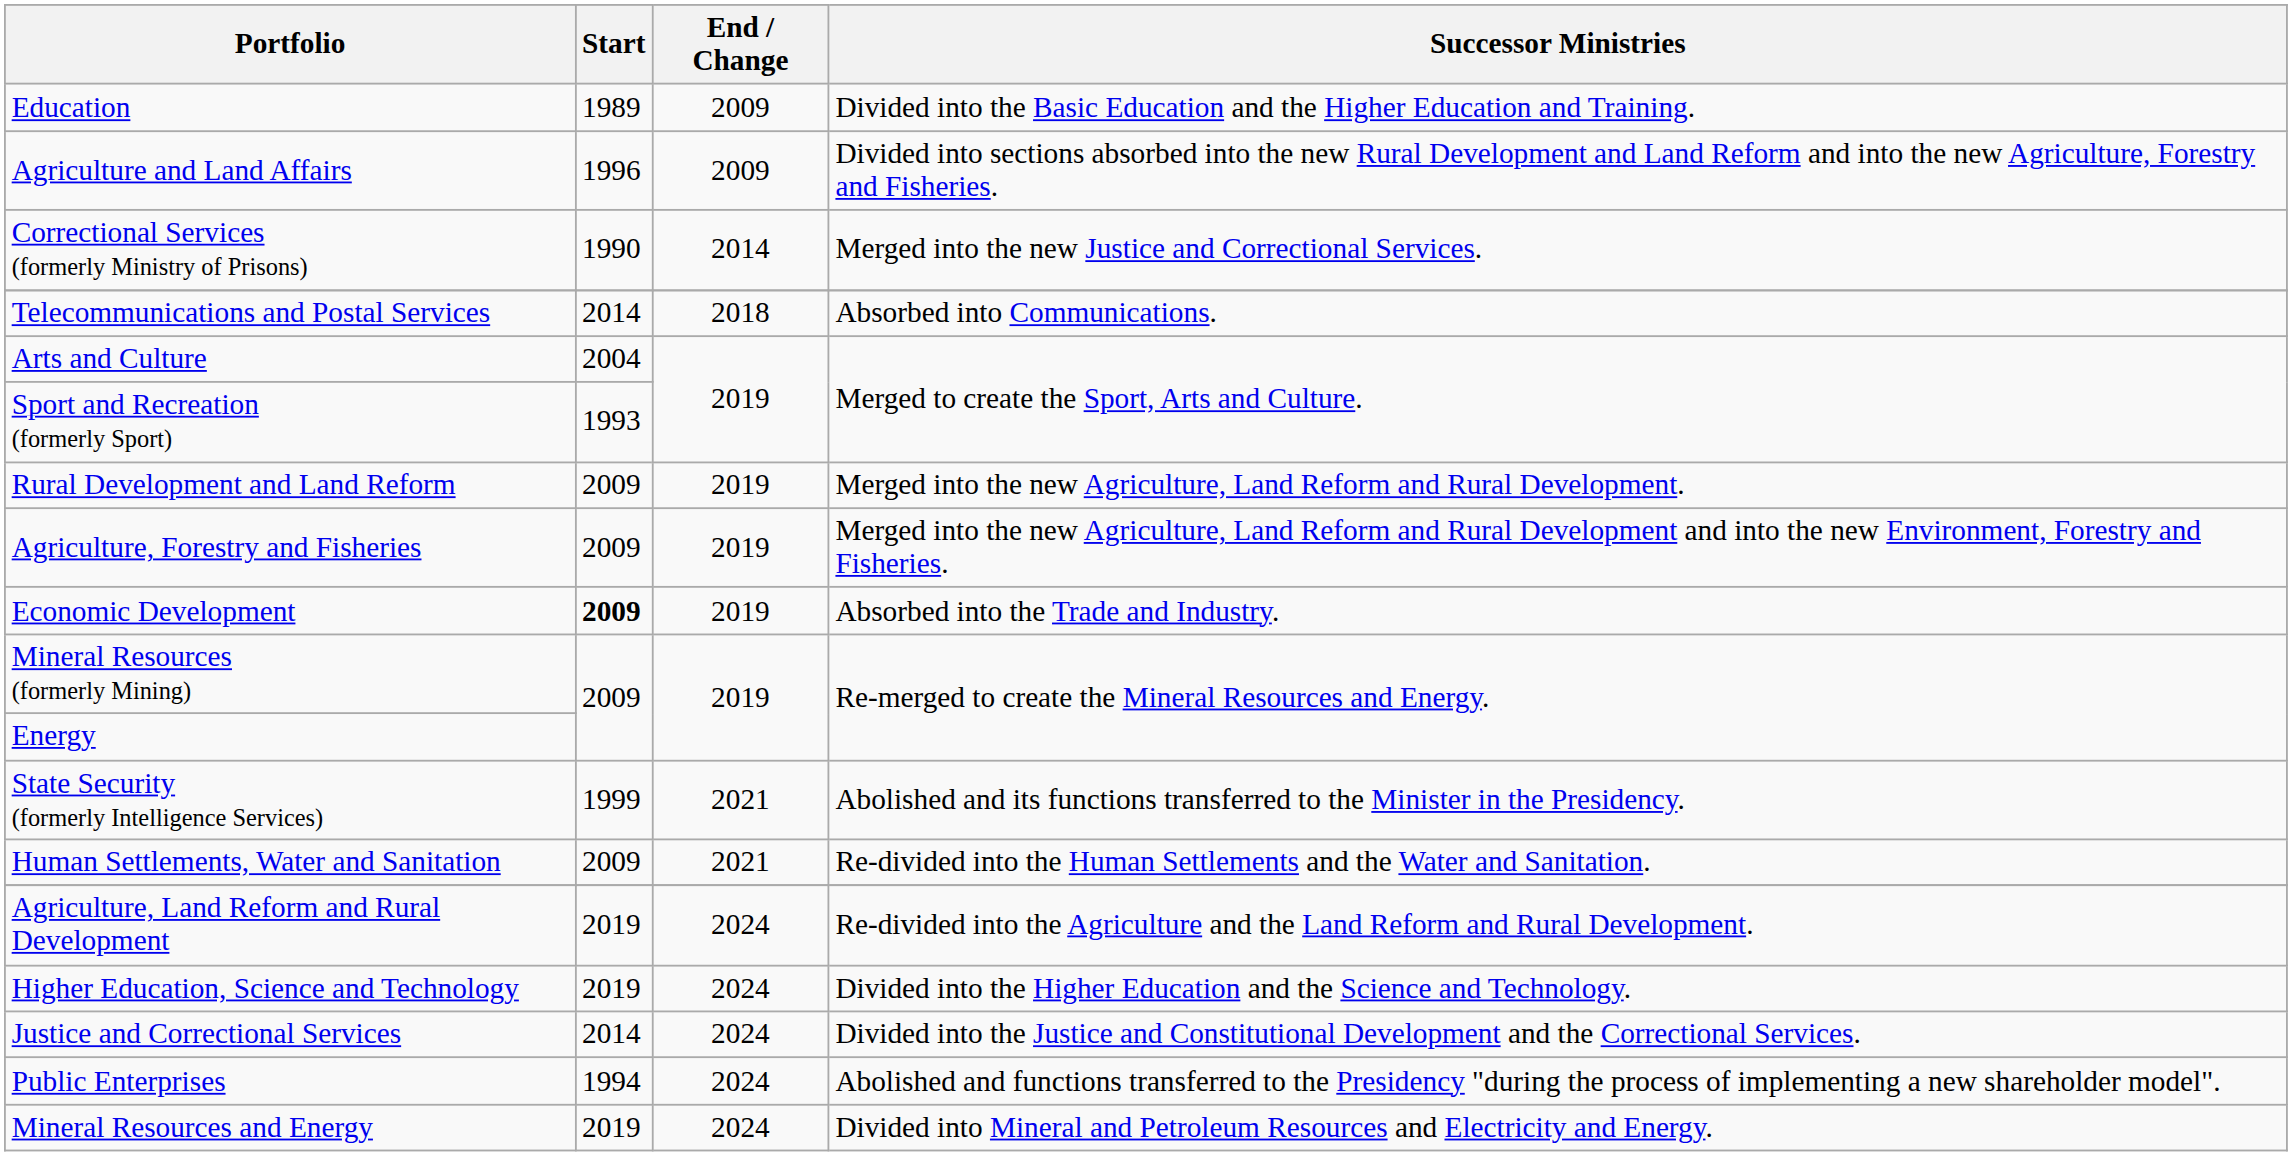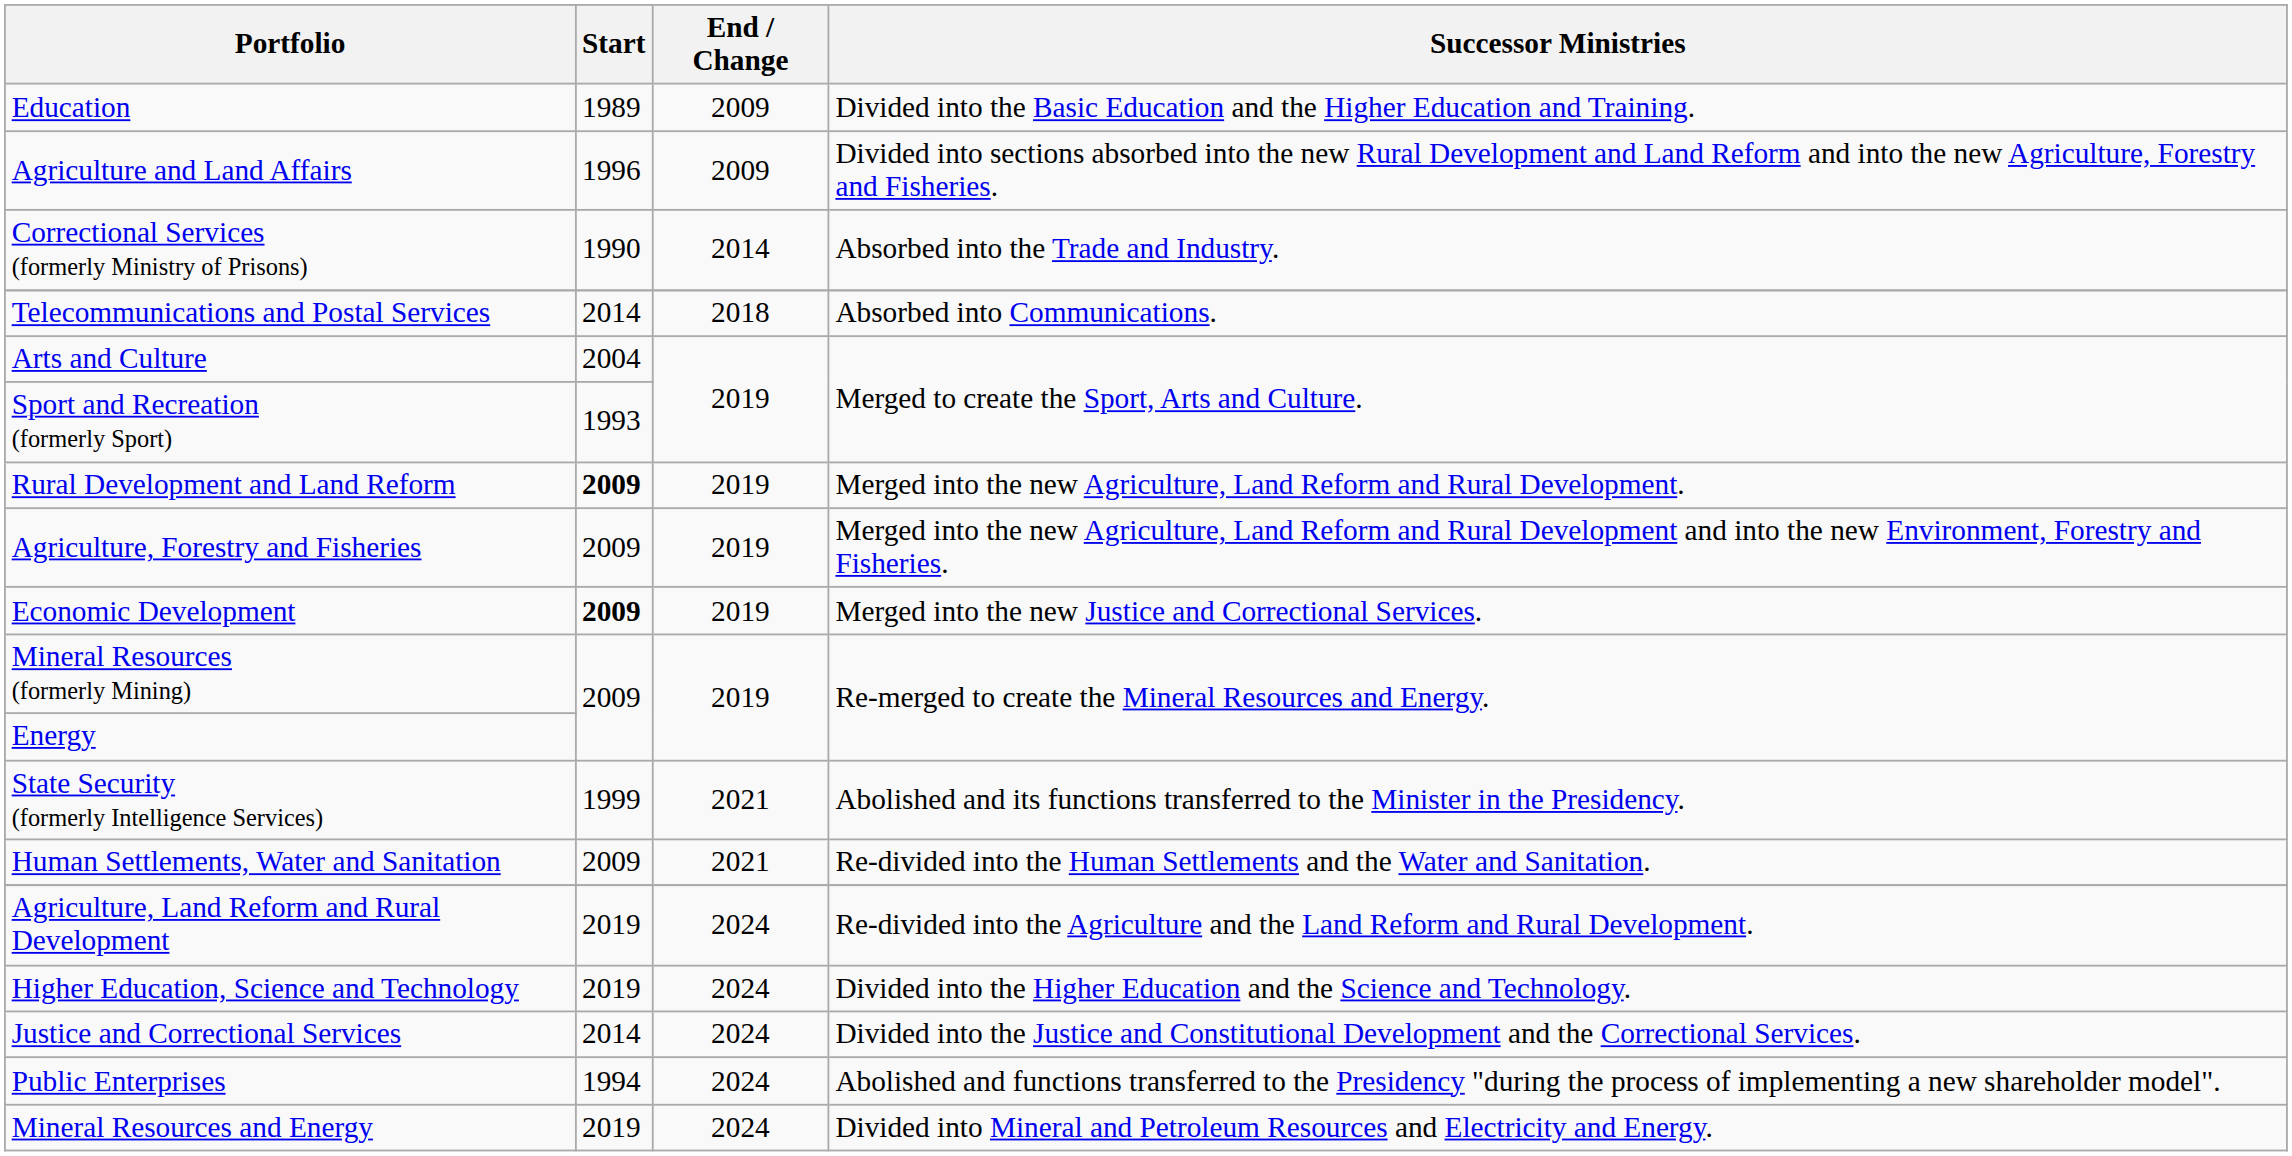(1159, 249) Merged into the new Justice and Correctional Services. -> (1057, 249) Absorbed into the Trade and Industry.
(611, 484) normal -> (611, 484) bold
(1057, 610) Absorbed into the Trade and Industry. -> (1159, 610) Merged into the new Justice and Correctional Services.
